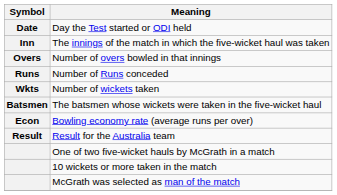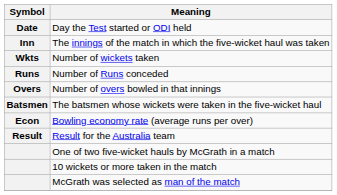rows swapped: (137, 58) <-> (106, 89)
